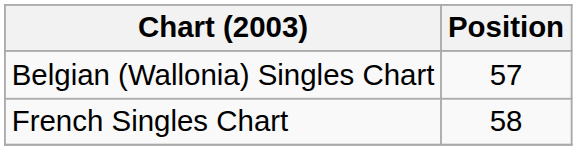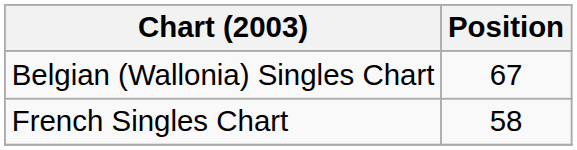(506, 74) 57 -> (506, 74) 67
